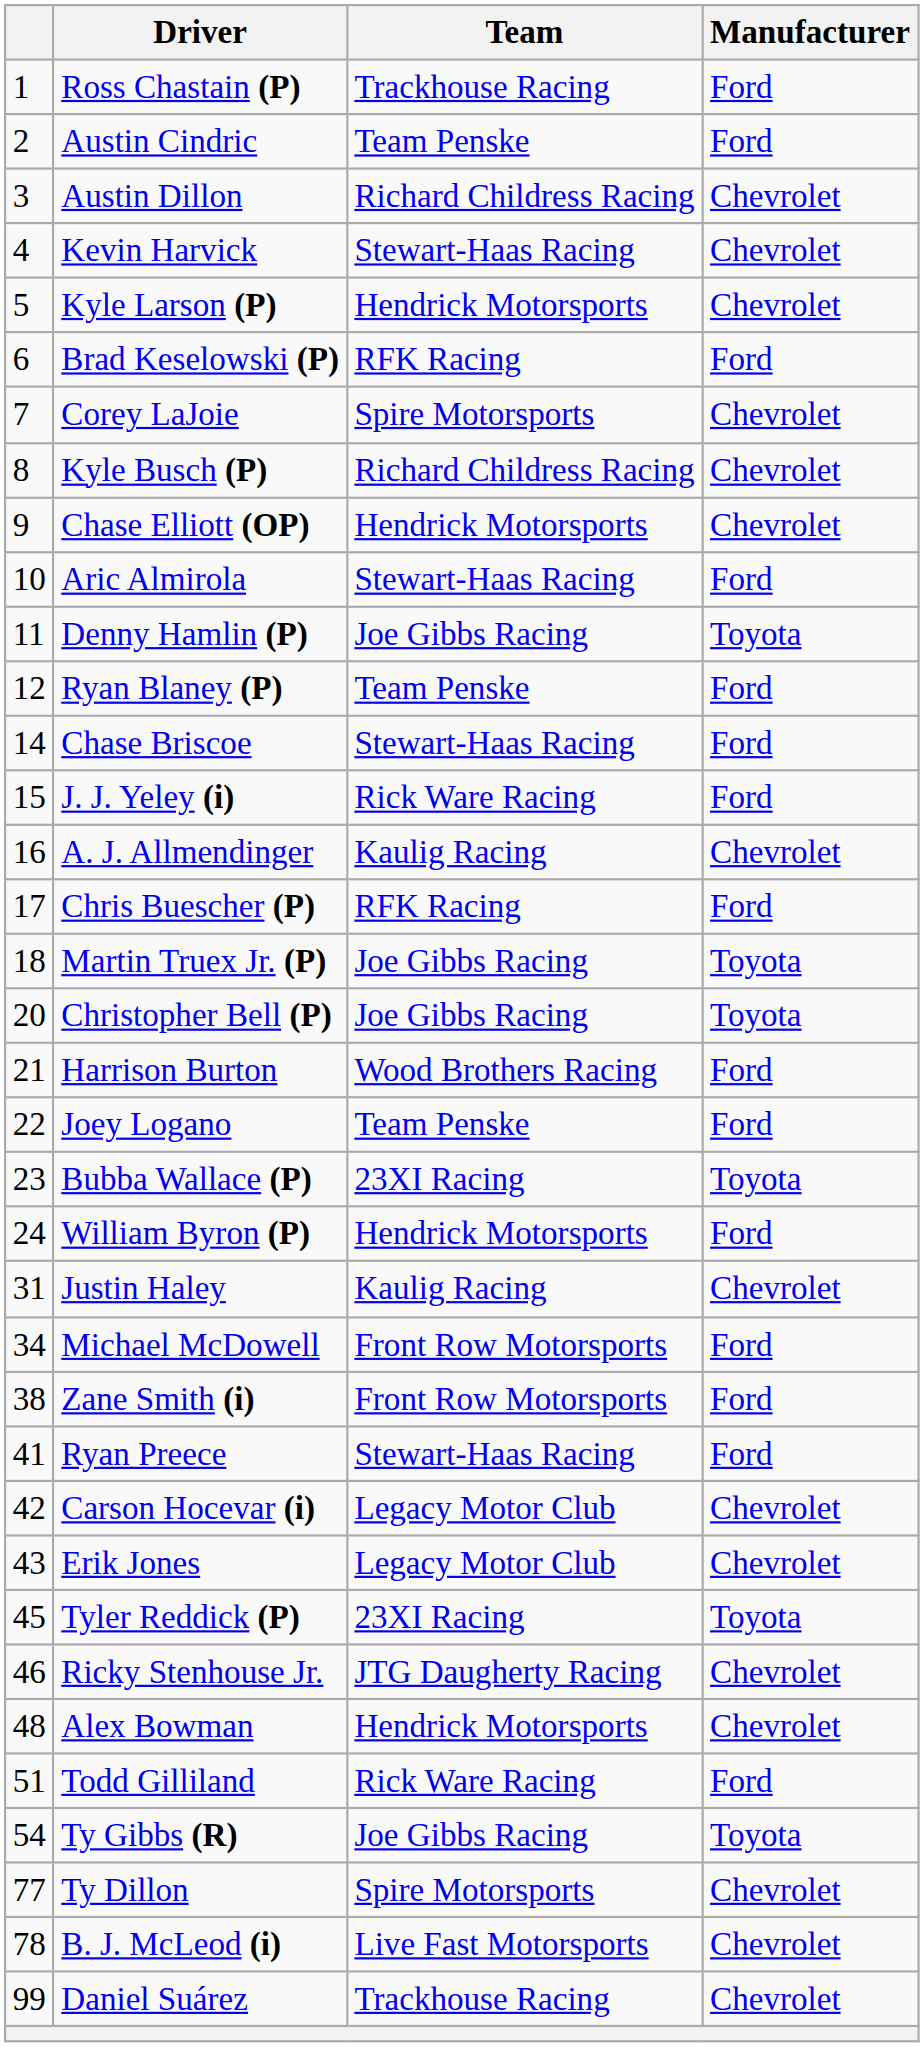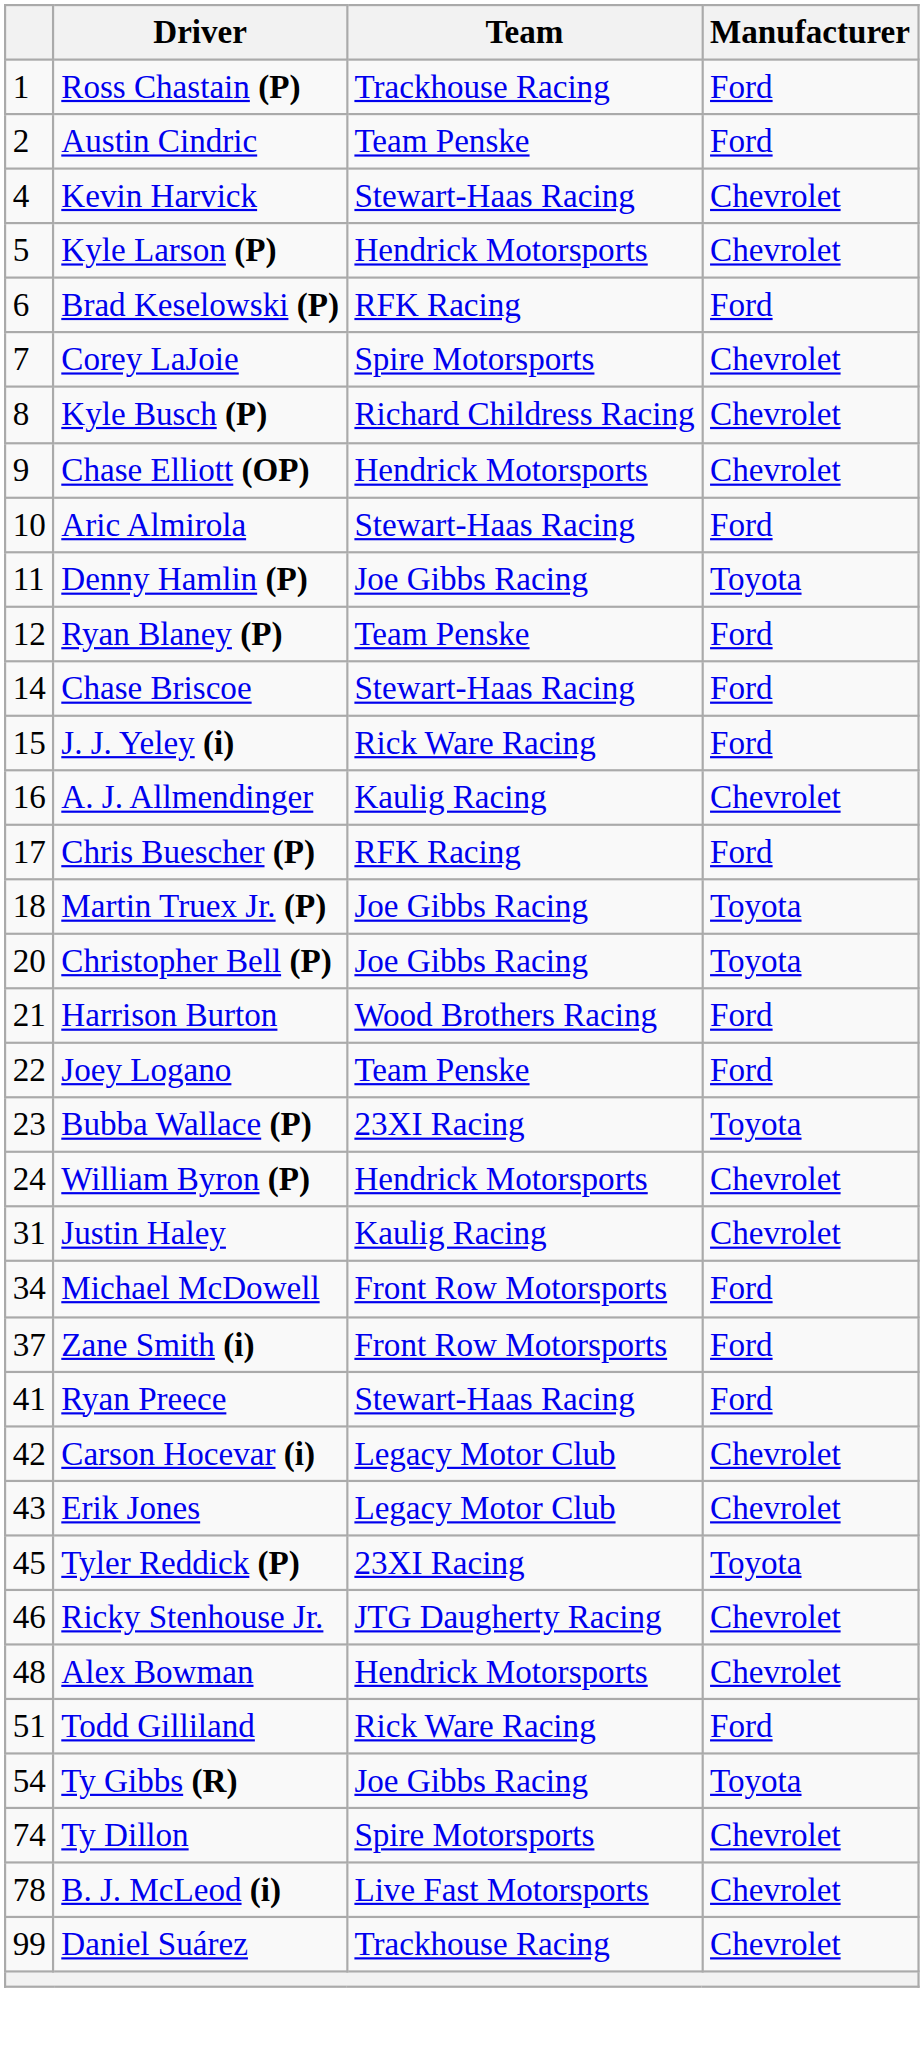- row: (152, 195)
(741, 1234) Ford -> (775, 1179) Chevrolet
(29, 1397) 38 -> (29, 1343) 37
(29, 1889) 77 -> (29, 1835) 74
